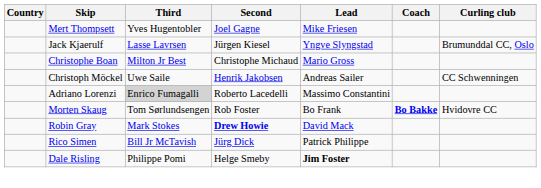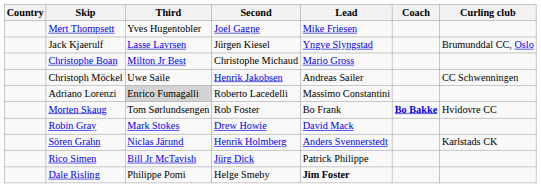(241, 126) bold -> (240, 126) normal
+ row: (74, 142)
